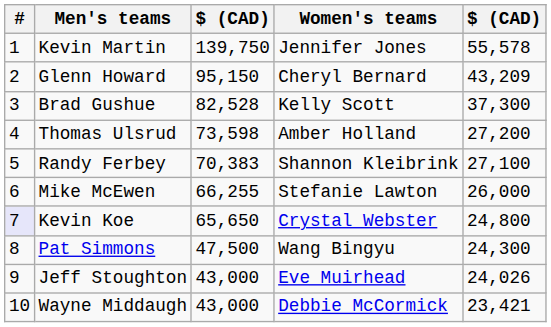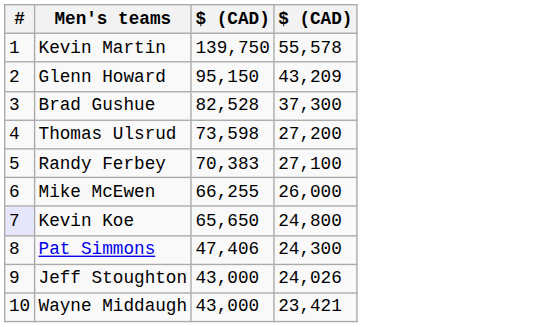- column: (368, 19)
(227, 250) 47,500 -> (227, 250) 47,406
